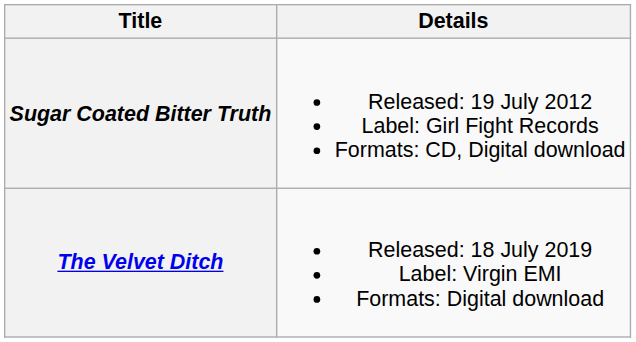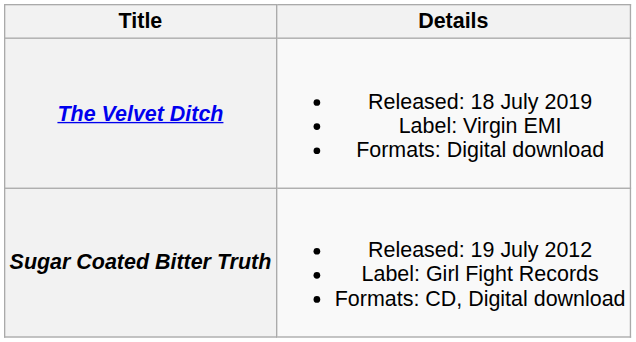rows swapped: (140, 113) <-> (140, 262)
